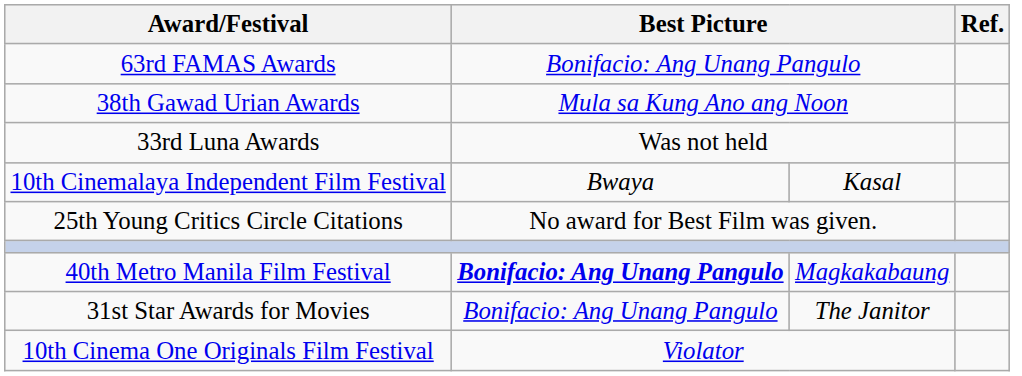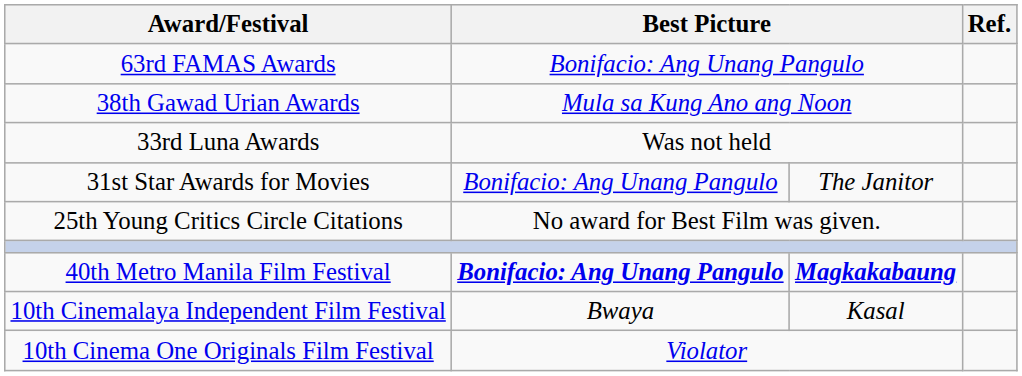rows swapped: (228, 310) <-> (228, 181)
(872, 271) normal -> (876, 271) bold
